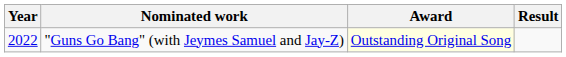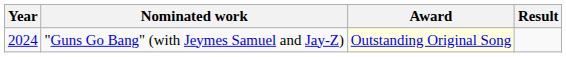(23, 39) 2022 -> (23, 39) 2024
